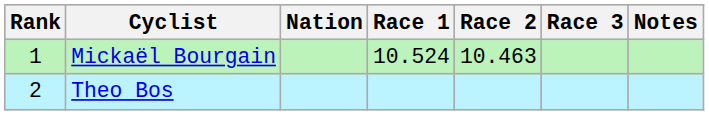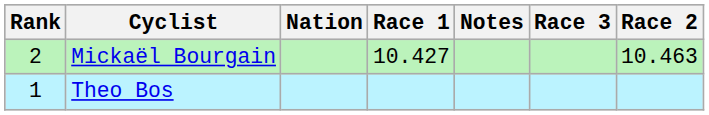columns swapped: (498, 22) <-> (666, 22)
(35, 57) 1 -> (35, 57) 2
(411, 57) 10.524 -> (411, 57) 10.427
(35, 92) 2 -> (35, 92) 1
